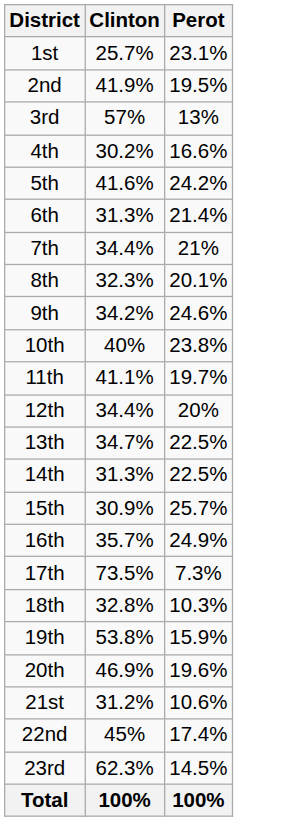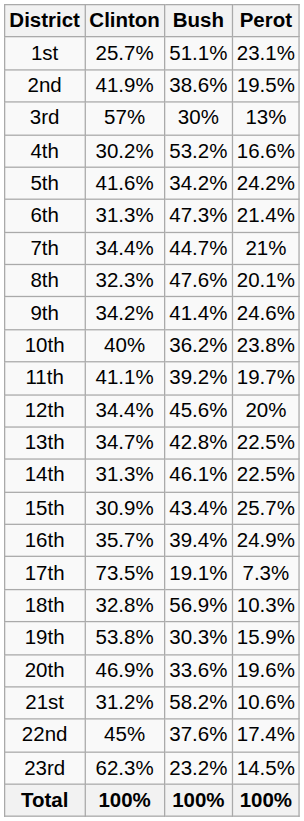+ column: (198, 20)
